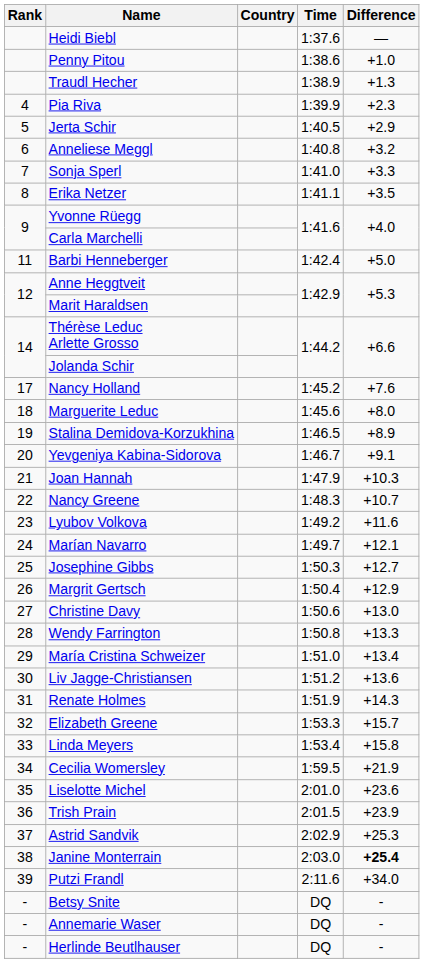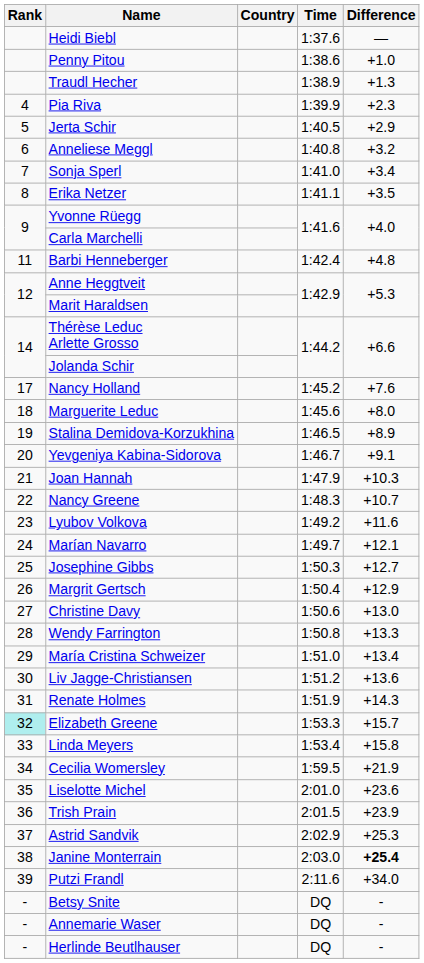(381, 171) +3.3 -> (381, 171) +3.4
(381, 261) +5.0 -> (381, 261) +4.8
(25, 723) no background -> (25, 723) paleturquoise background
